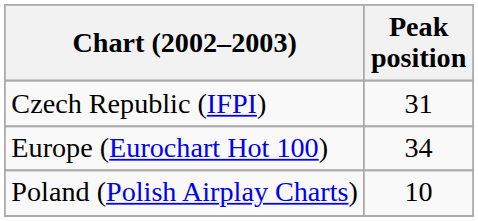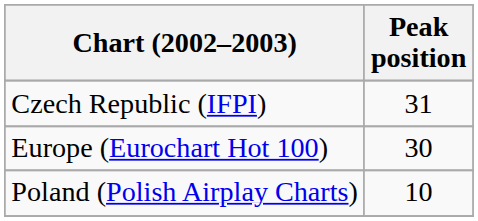(419, 147) 34 -> (419, 147) 30
